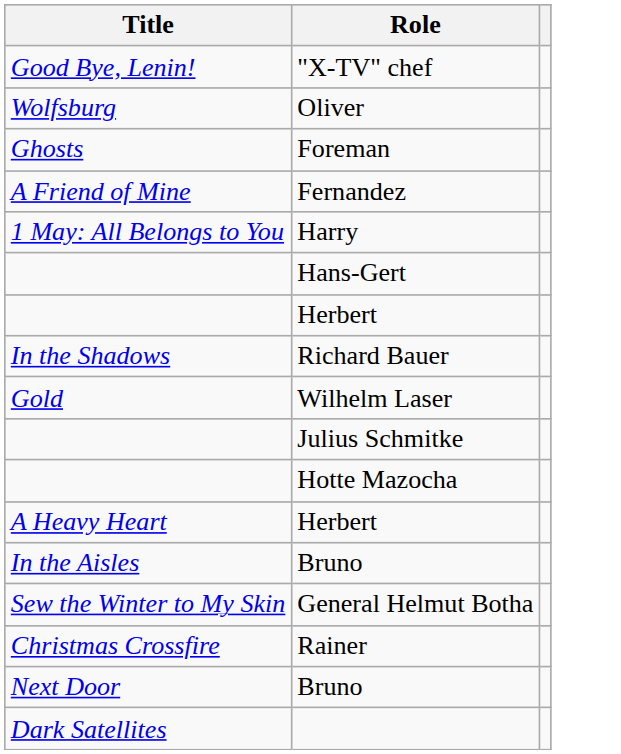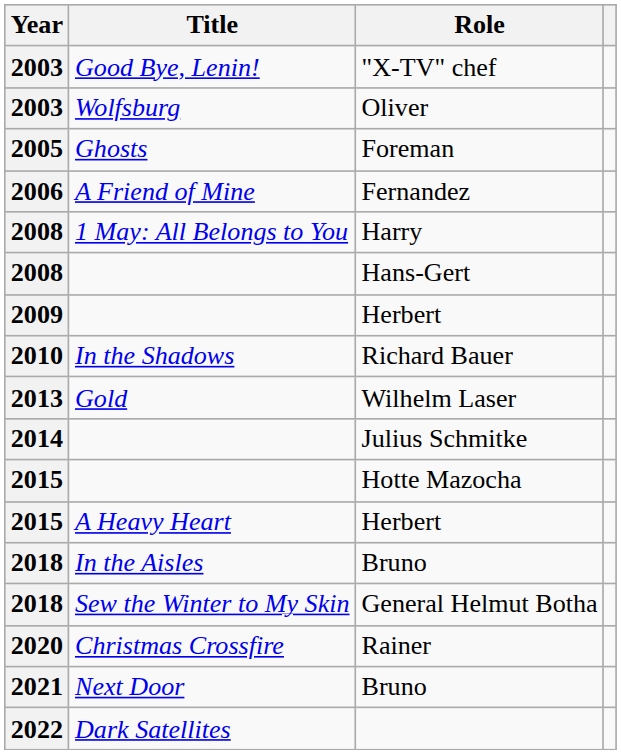+ column: (37, 25)
